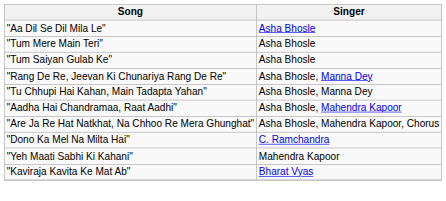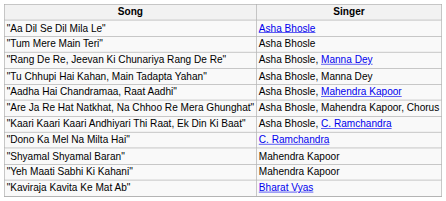- row: (59, 60)
+ row: (126, 124)
+ row: (66, 156)
